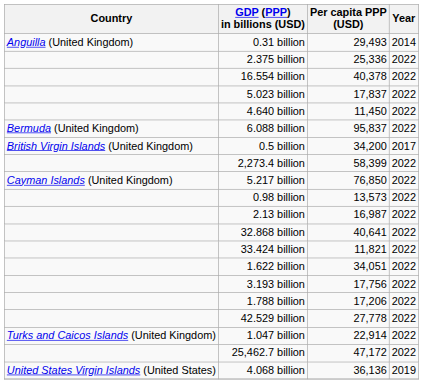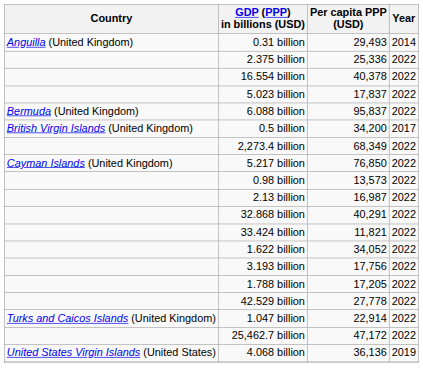- row: (276, 111)
(370, 163) 58,399 -> (370, 146) 68,349
(370, 232) 40,641 -> (370, 215) 40,291
(370, 266) 34,051 -> (370, 249) 34,052
(370, 301) 17,206 -> (370, 284) 17,205
